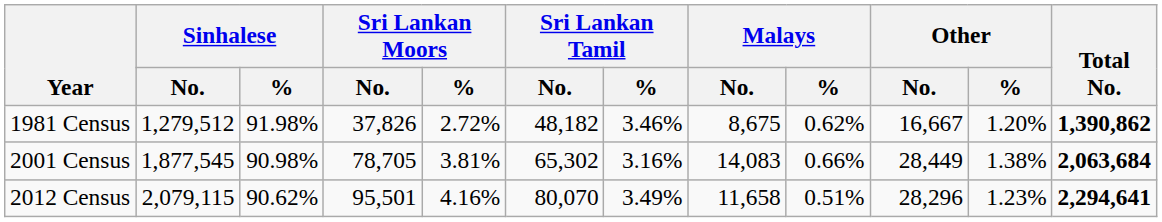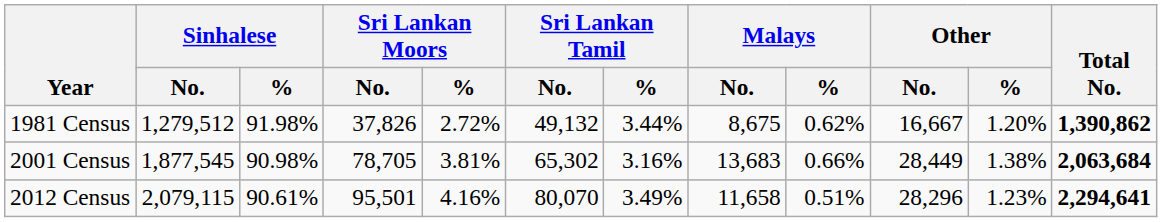(567, 123) 48,182 -> (567, 123) 49,132
(652, 123) 3.46% -> (652, 123) 3.44%
(749, 160) 14,083 -> (749, 160) 13,683
(282, 197) 90.62% -> (282, 197) 90.61%
